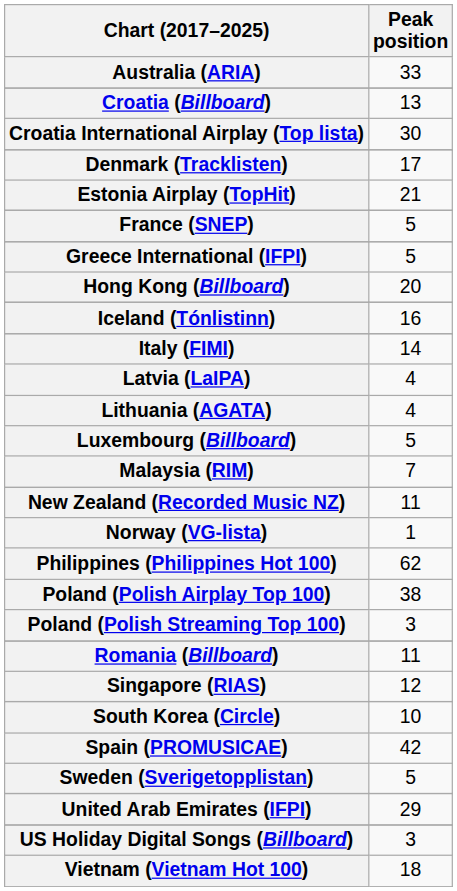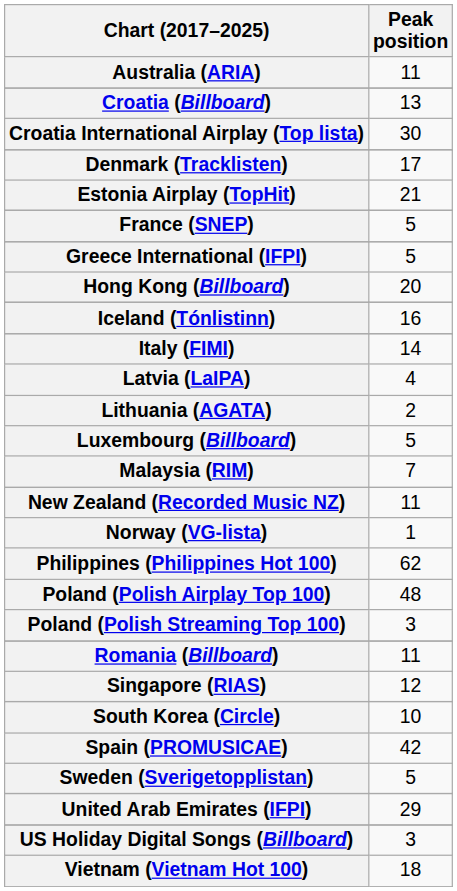(411, 72) 33 -> (411, 72) 11
(411, 410) 4 -> (411, 410) 2
(411, 594) 38 -> (411, 594) 48
